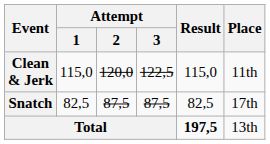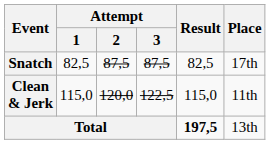rows swapped: (30, 103) <-> (30, 71)
